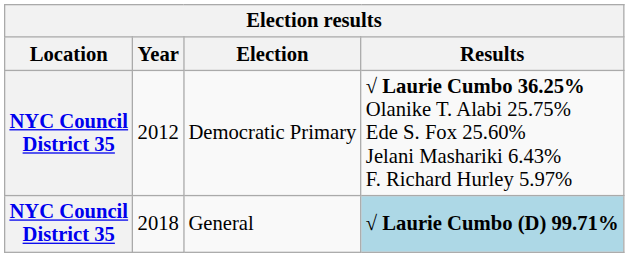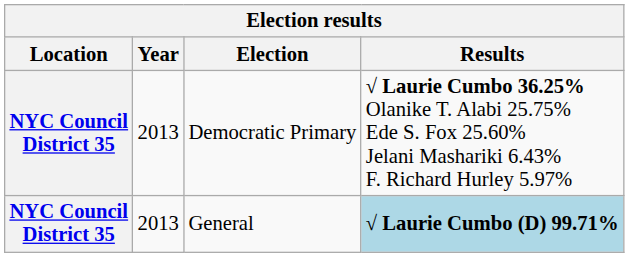(158, 132) 2012 -> (158, 132) 2013
(158, 223) 2018 -> (158, 223) 2013
